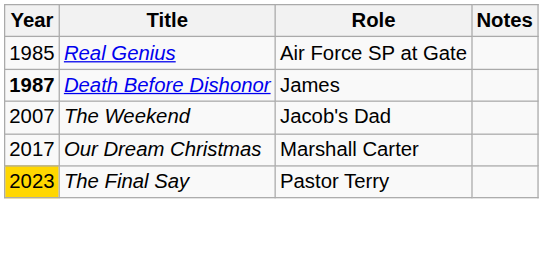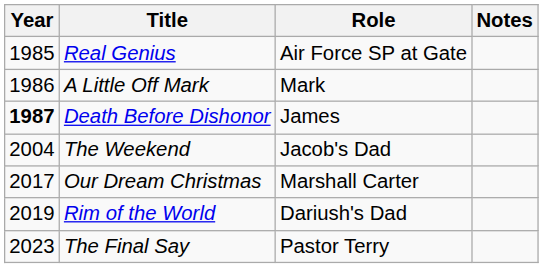+ row: (136, 85)
(32, 117) 2007 -> (32, 149) 2004
+ row: (140, 213)
(32, 181) gold background -> (32, 246) no background
